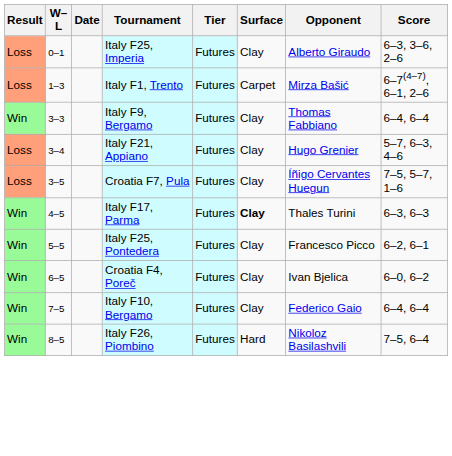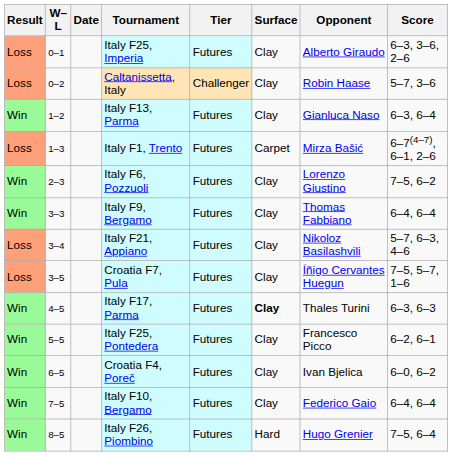+ row: (140, 83)
+ row: (128, 115)
+ row: (126, 181)
(323, 150) Hugo Grenier -> (332, 245) Nikoloz Basilashvili
(317, 340) Nikoloz Basilashvili -> (338, 435) Hugo Grenier
